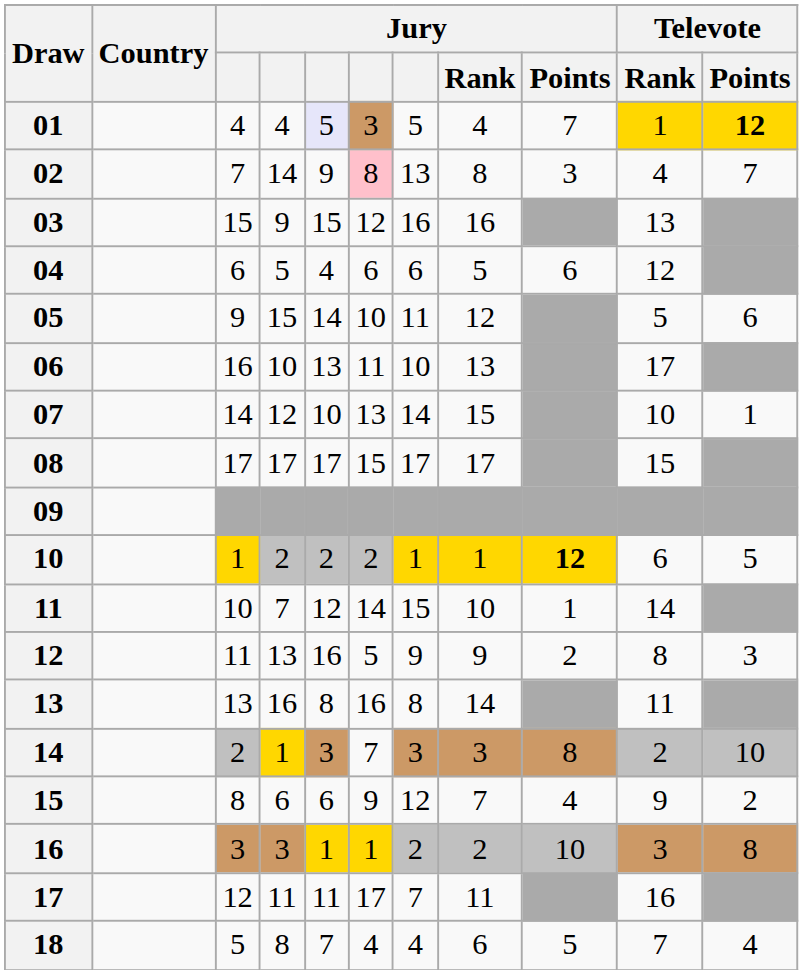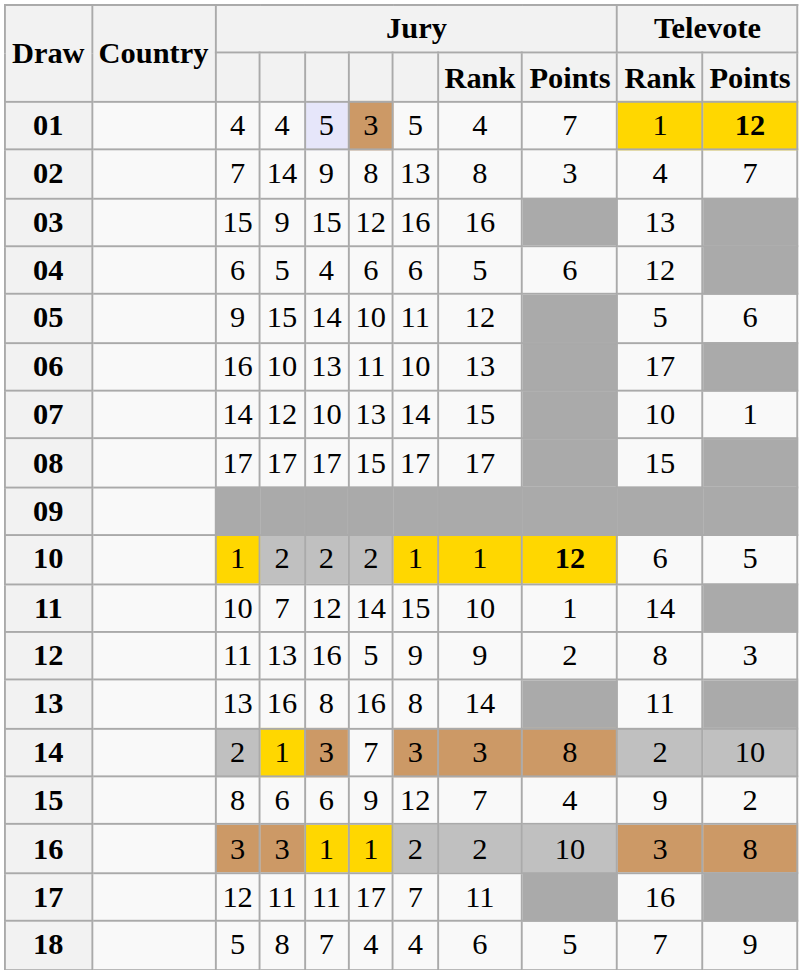(371, 173) pink background -> (371, 173) no background
(750, 944) 4 -> (750, 944) 9
